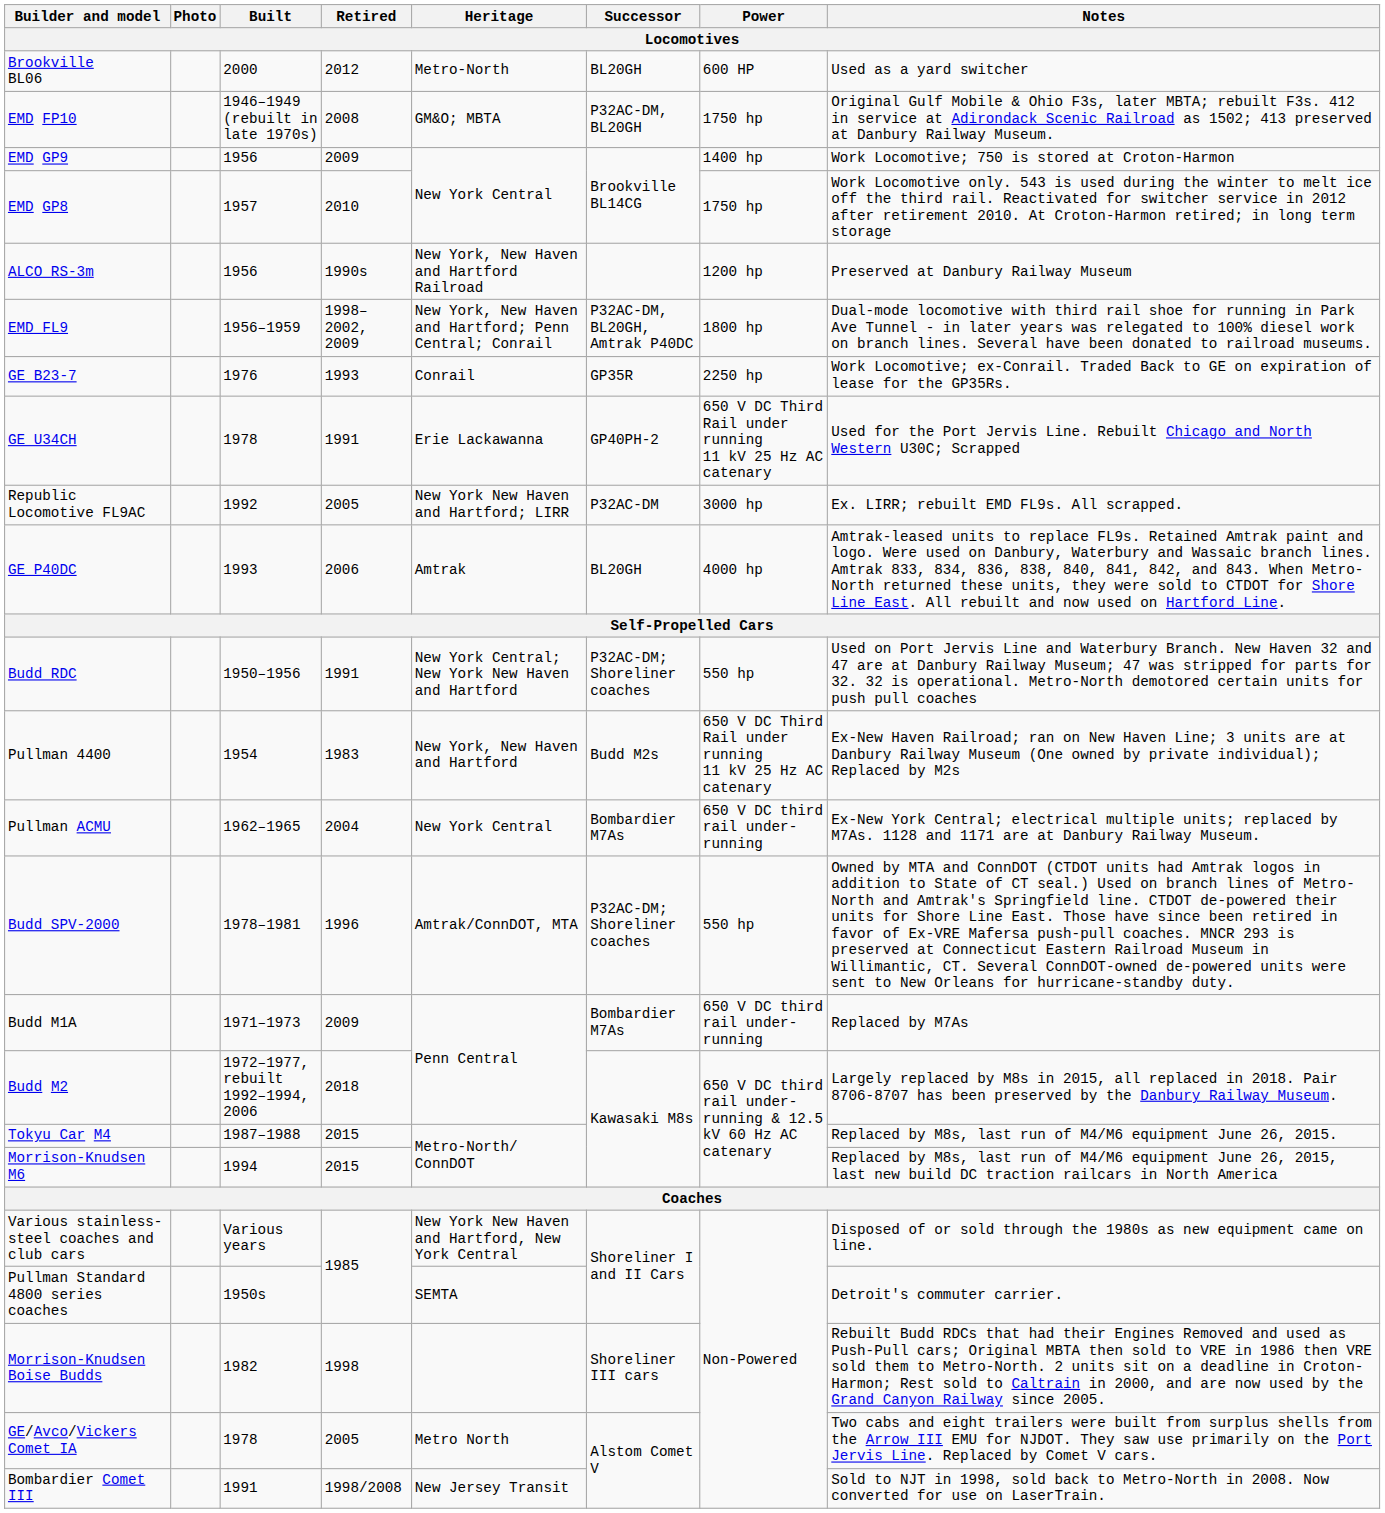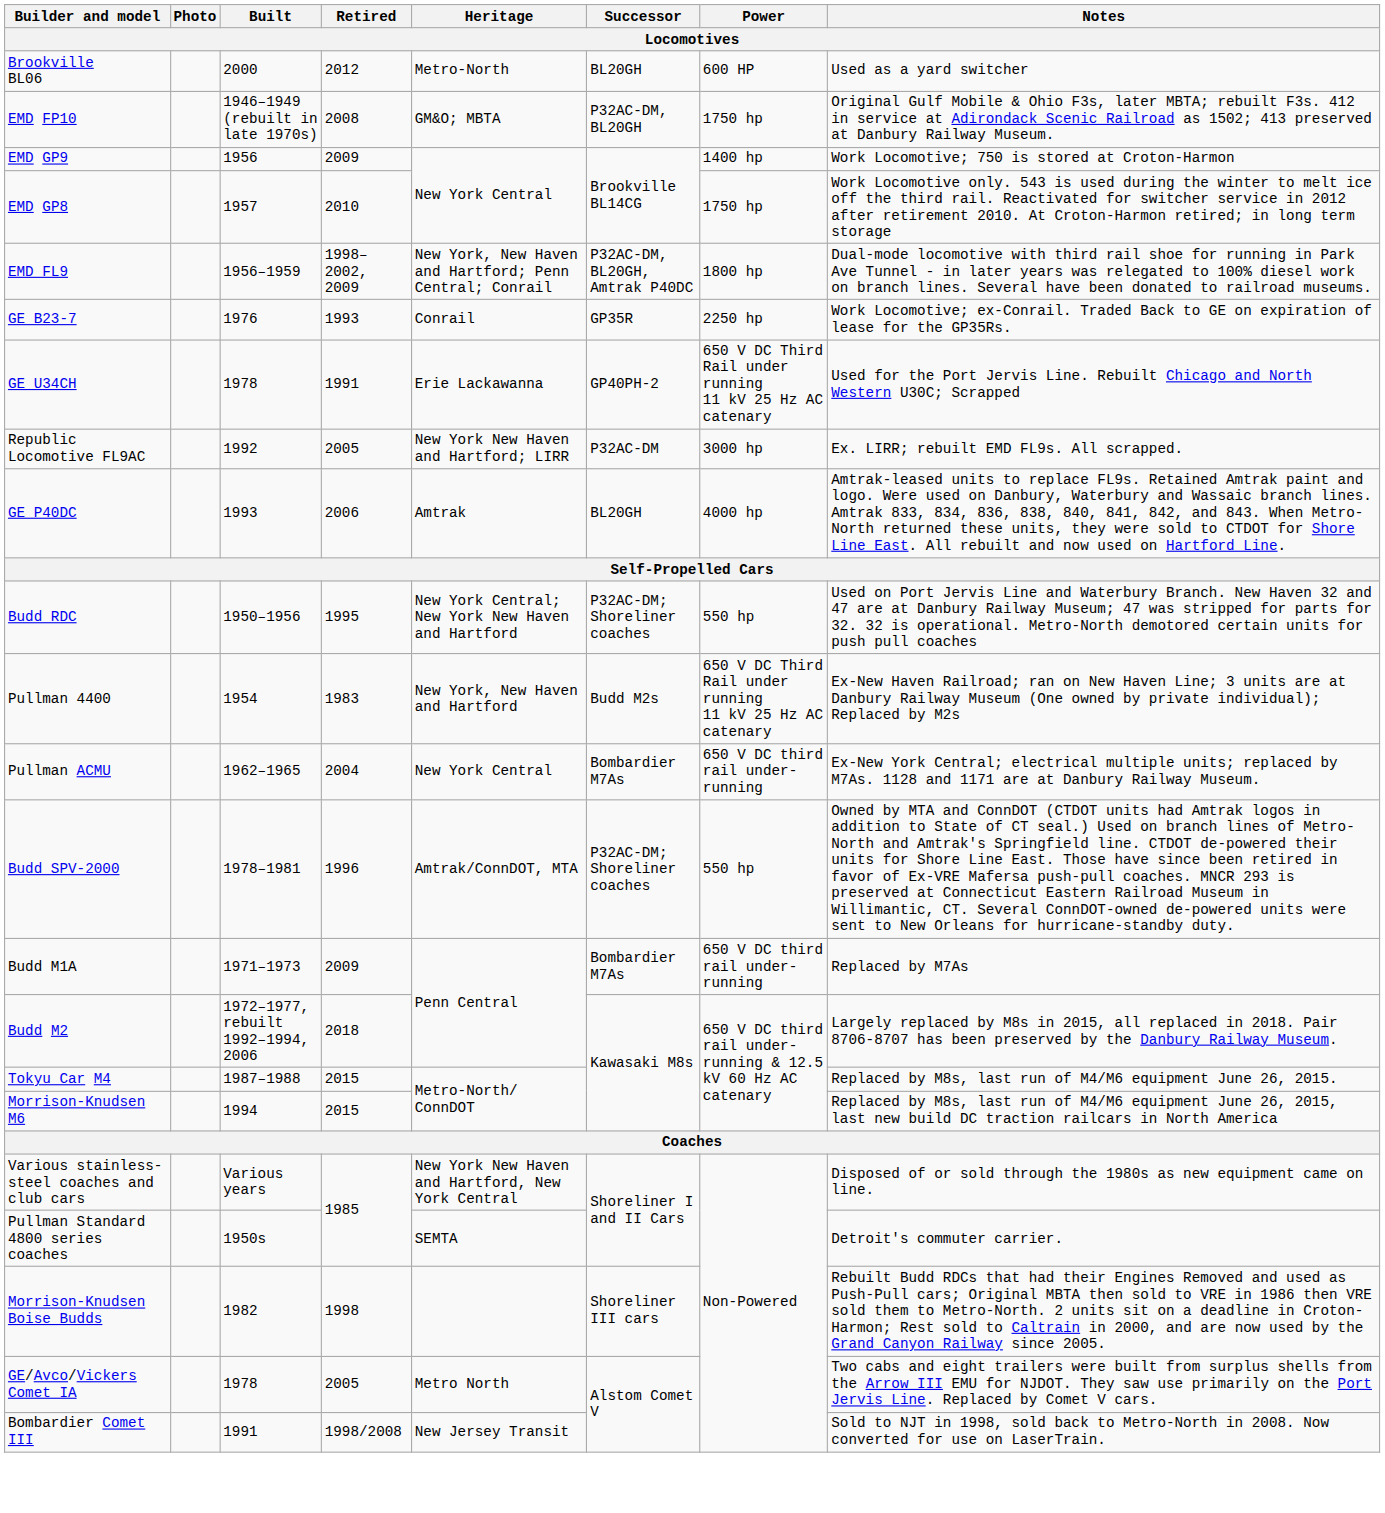- row: (51, 272)
(342, 674) 1991 -> (342, 618) 1995
